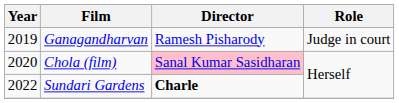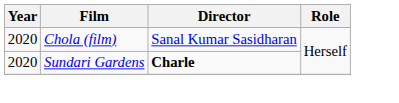- row: (96, 39)
(227, 62) pink background -> (224, 39) no background
(23, 86) 2022 -> (23, 62) 2020
